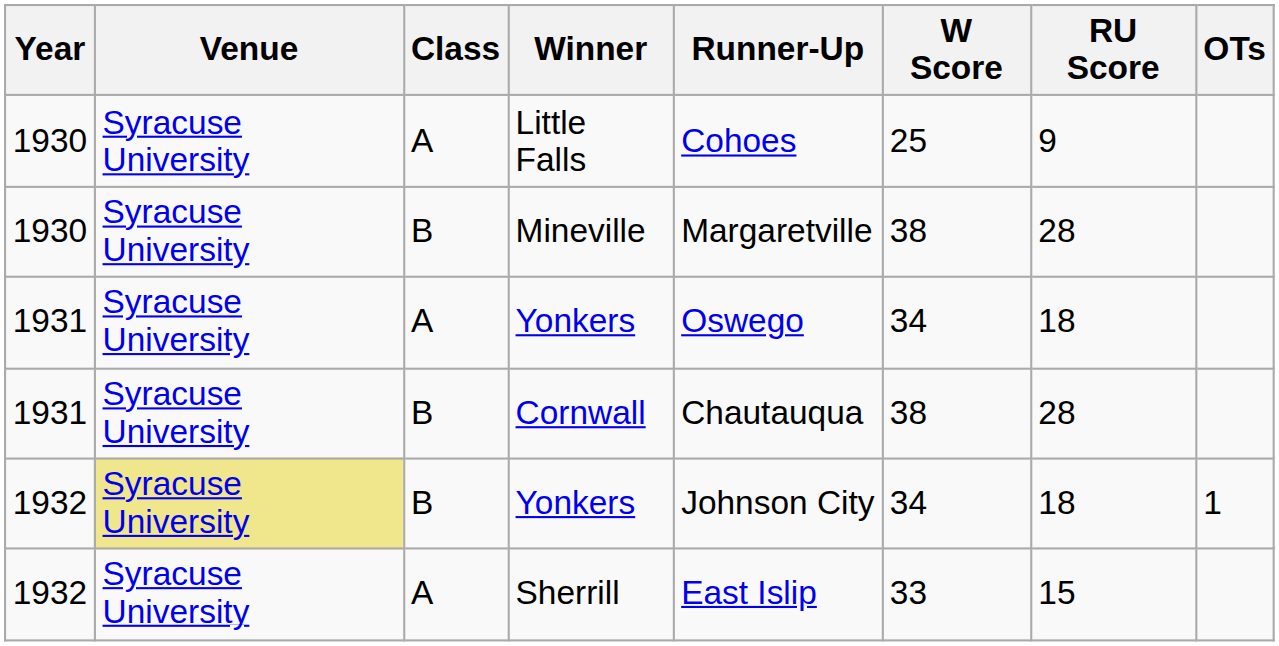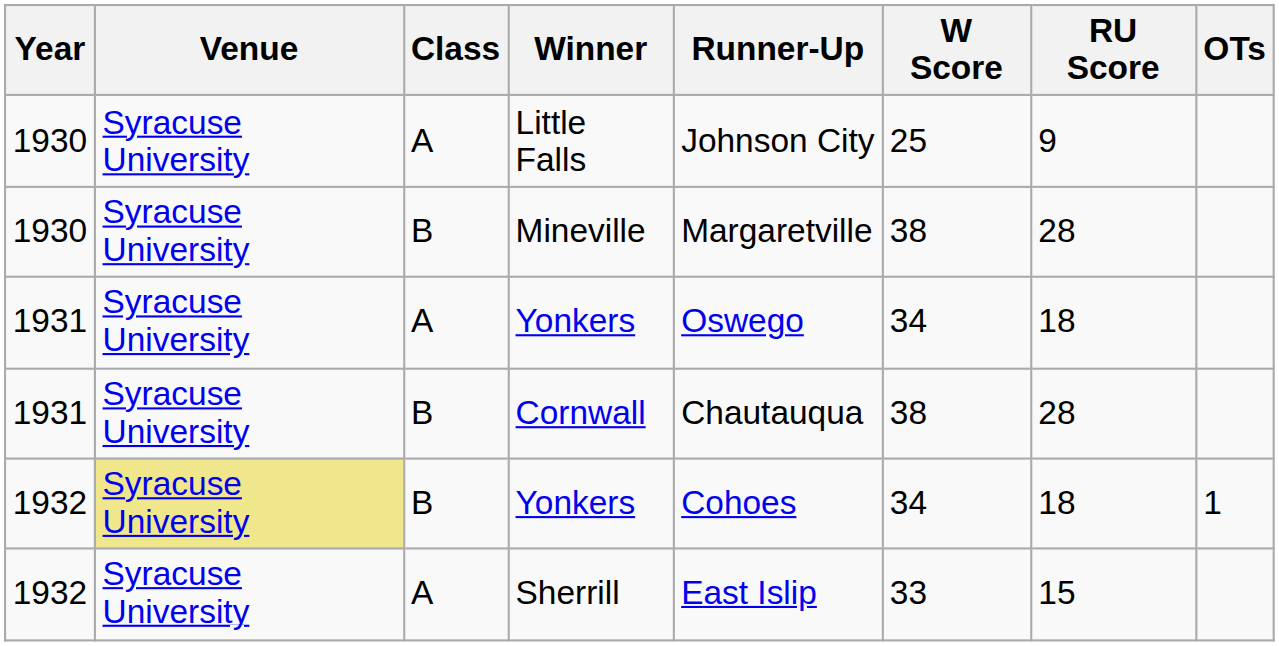(739, 140) Cohoes -> (778, 140) Johnson City
(778, 503) Johnson City -> (739, 503) Cohoes
